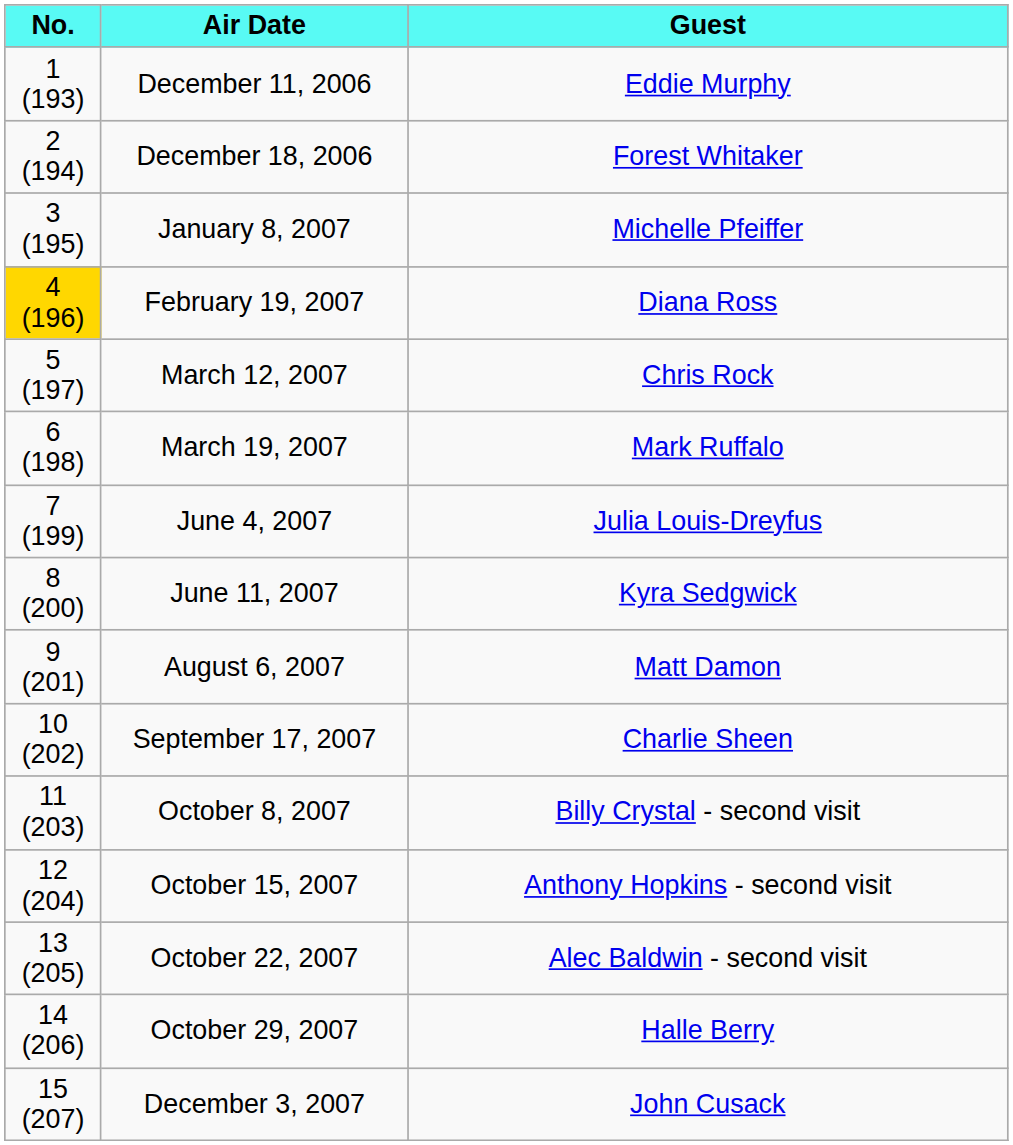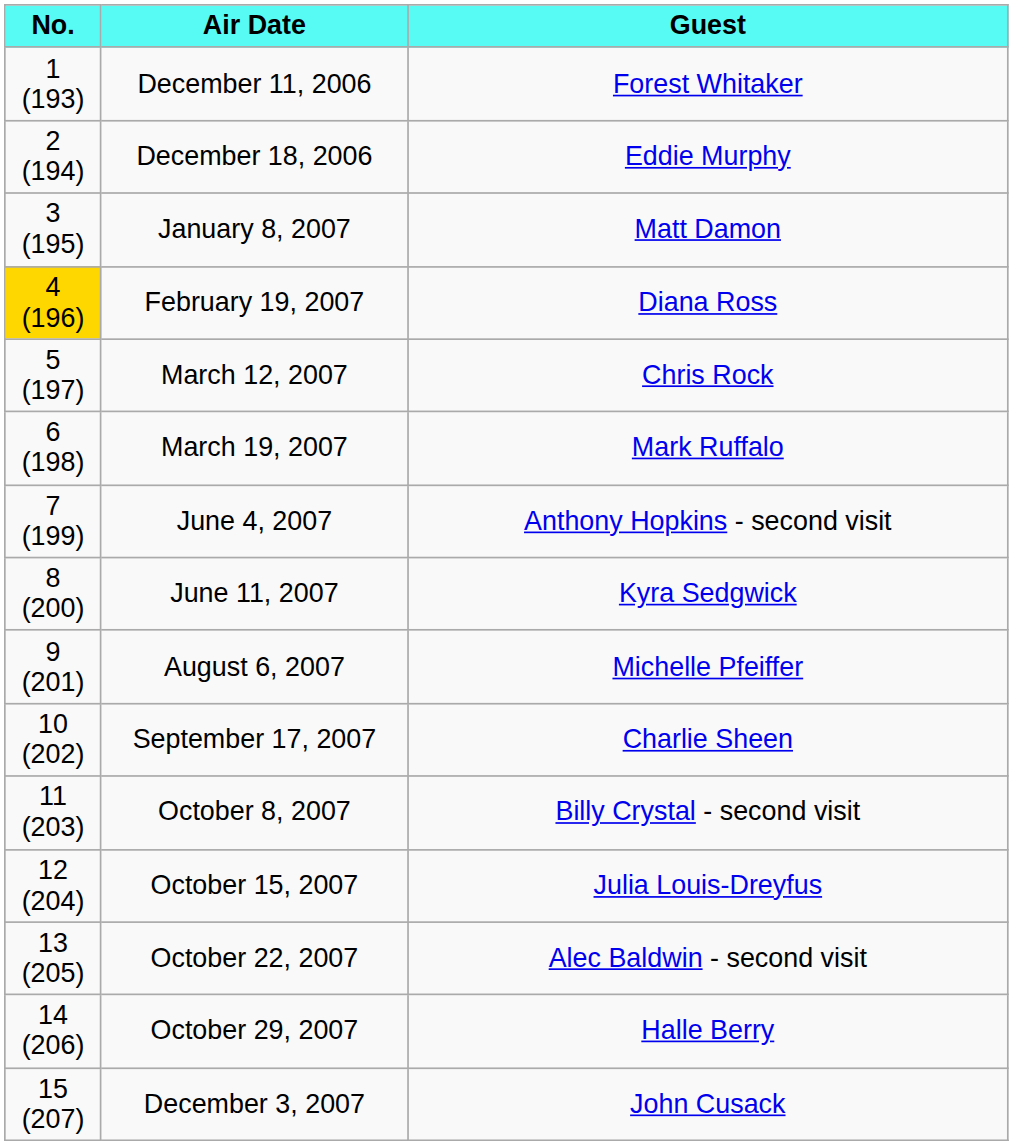(708, 83) Eddie Murphy -> (708, 83) Forest Whitaker
(708, 156) Forest Whitaker -> (708, 156) Eddie Murphy
(708, 229) Michelle Pfeiffer -> (708, 229) Matt Damon
(708, 520) Julia Louis-Dreyfus -> (708, 520) Anthony Hopkins - second visit
(708, 666) Matt Damon -> (708, 666) Michelle Pfeiffer
(708, 885) Anthony Hopkins - second visit -> (708, 885) Julia Louis-Dreyfus
